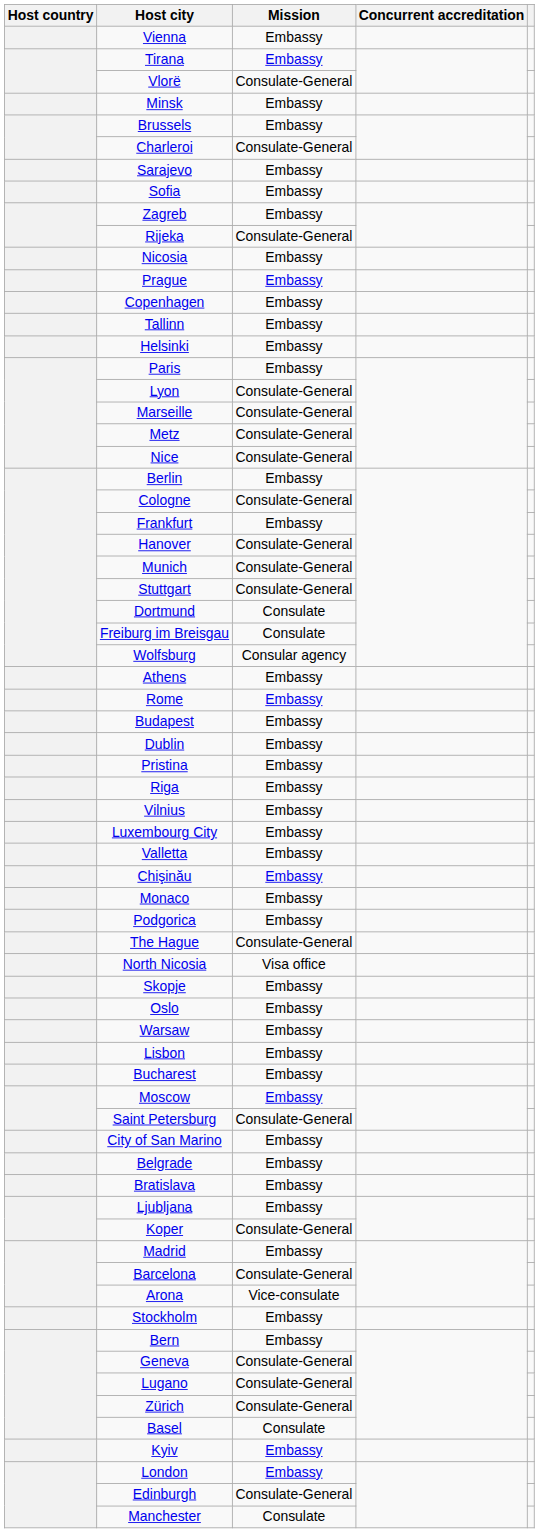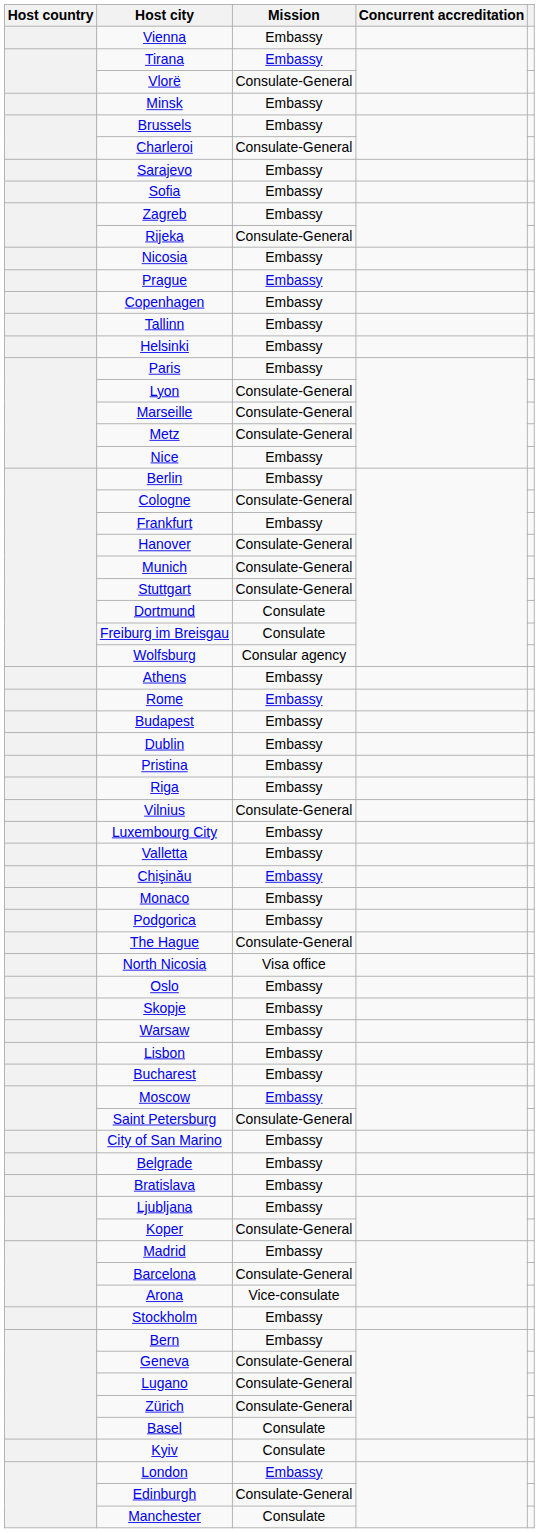(294, 457) Consulate-General -> (294, 457) Embassy
(294, 810) Embassy -> (294, 810) Consulate-General
rows swapped: (164, 986) <-> (165, 1008)
(294, 1450) Embassy -> (294, 1450) Consulate
